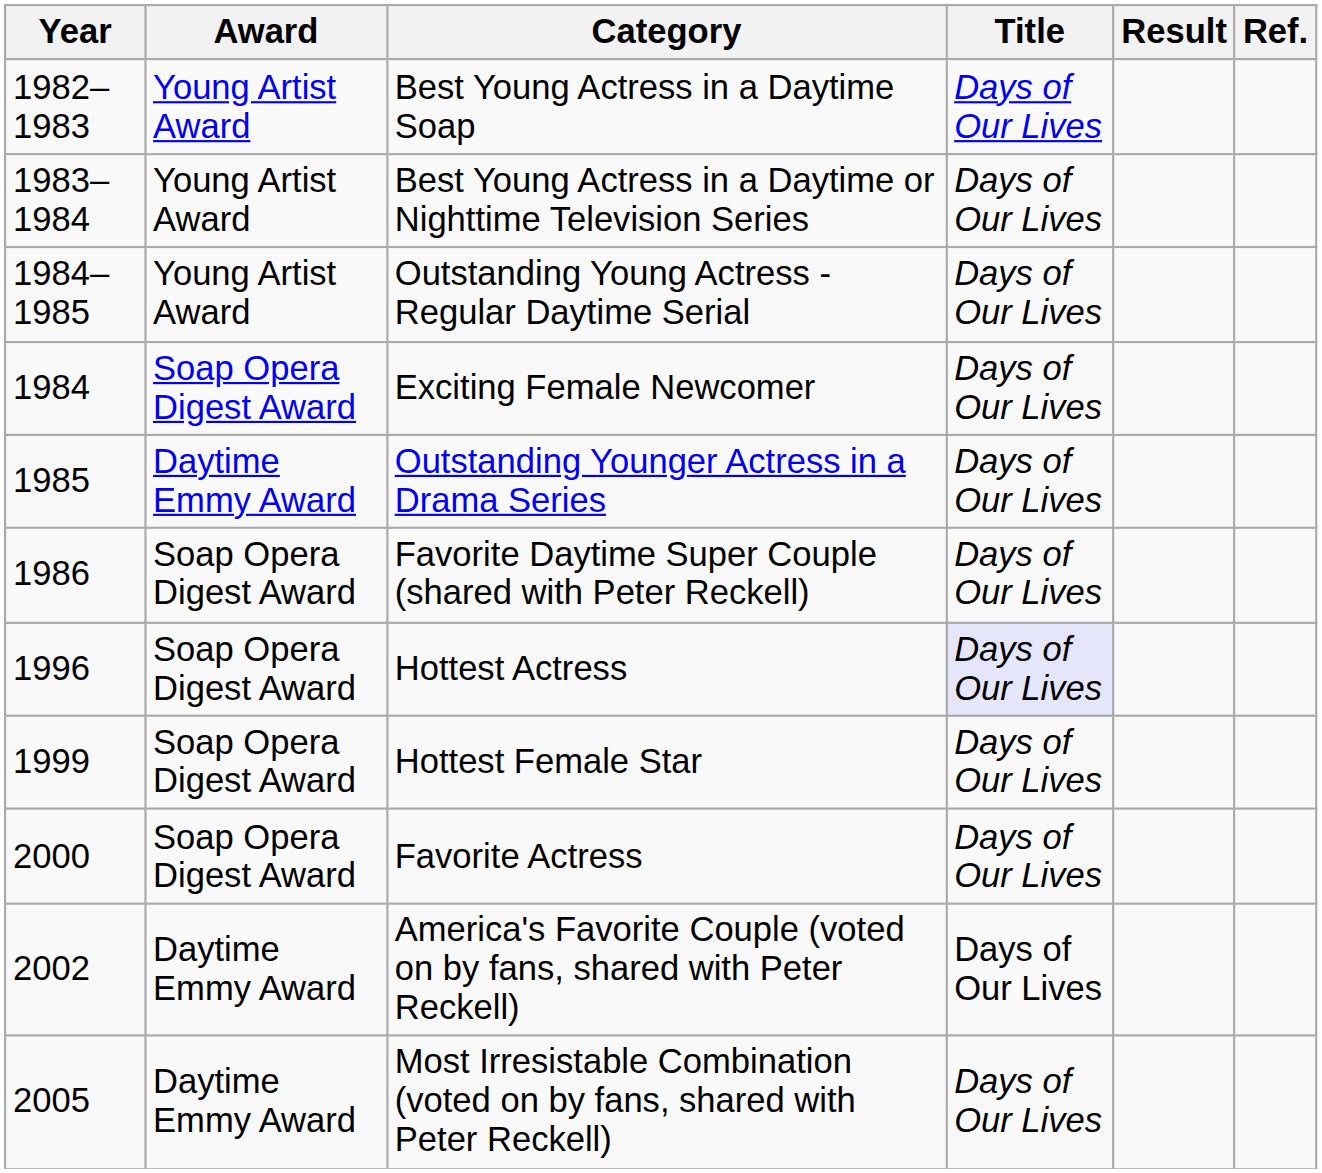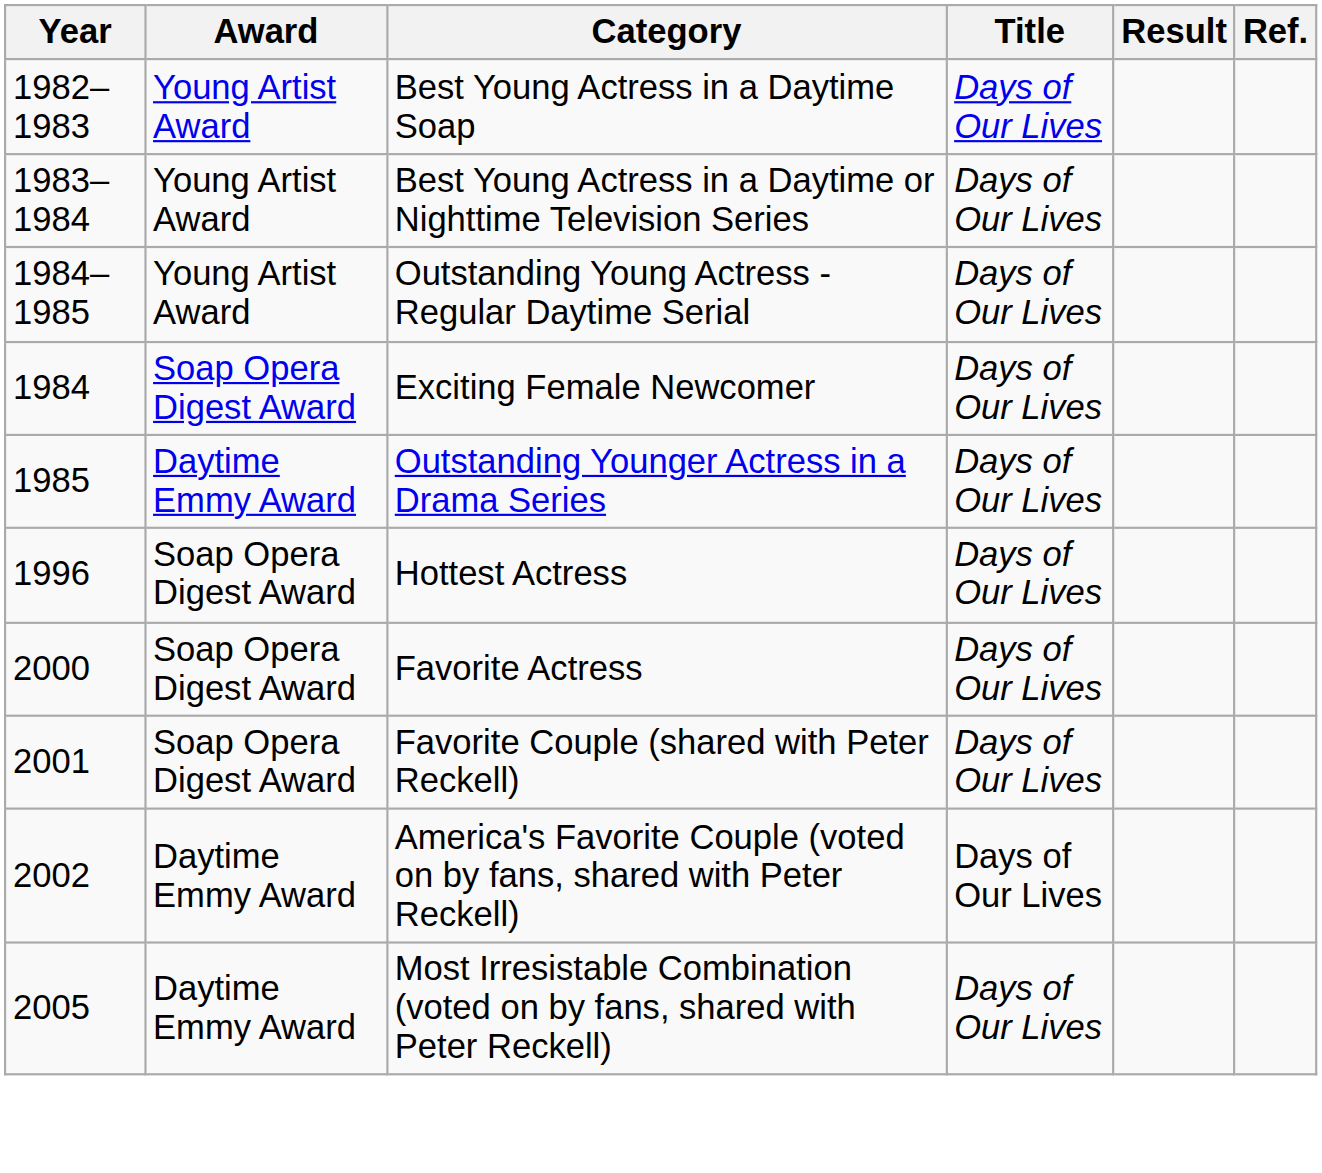- row: (636, 574)
(1028, 668) lavender background -> (1028, 574) no background
- row: (548, 761)
+ row: (662, 761)
